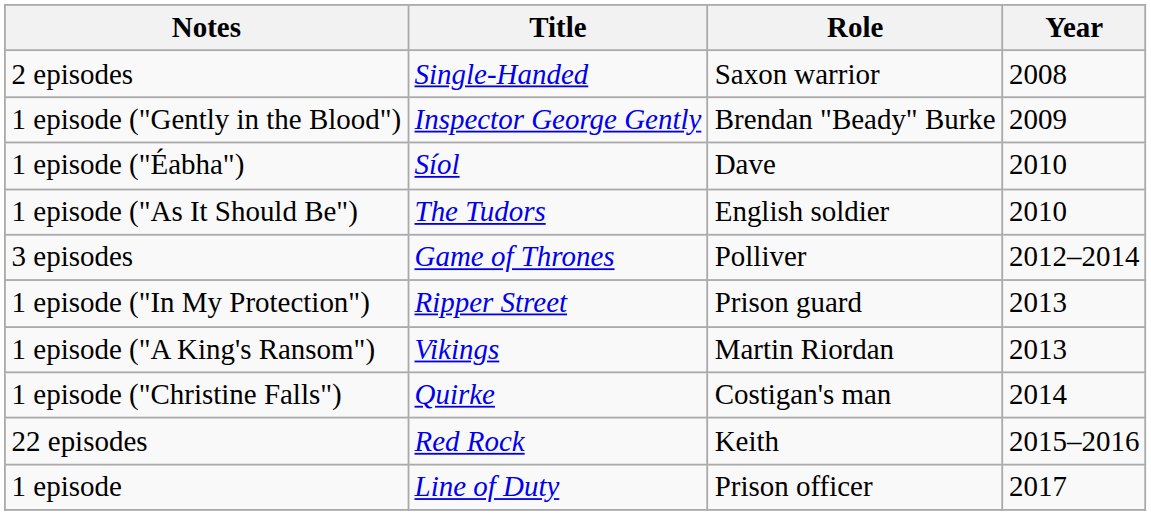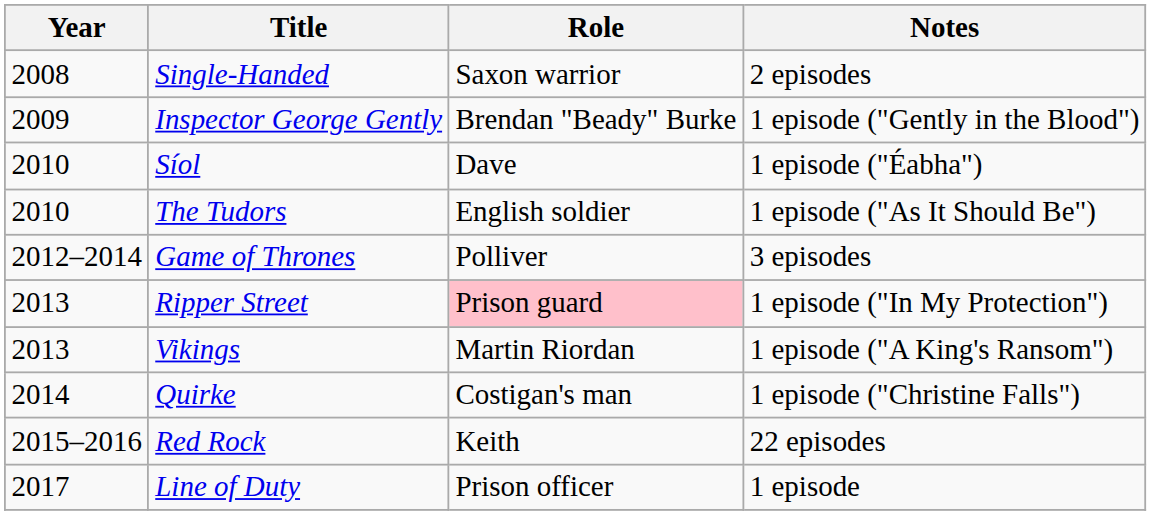columns swapped: (1074, 27) <-> (206, 27)
(788, 303) no background -> (529, 303) pink background
